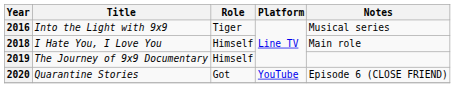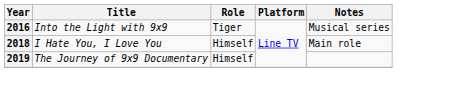- row: (18, 75)
